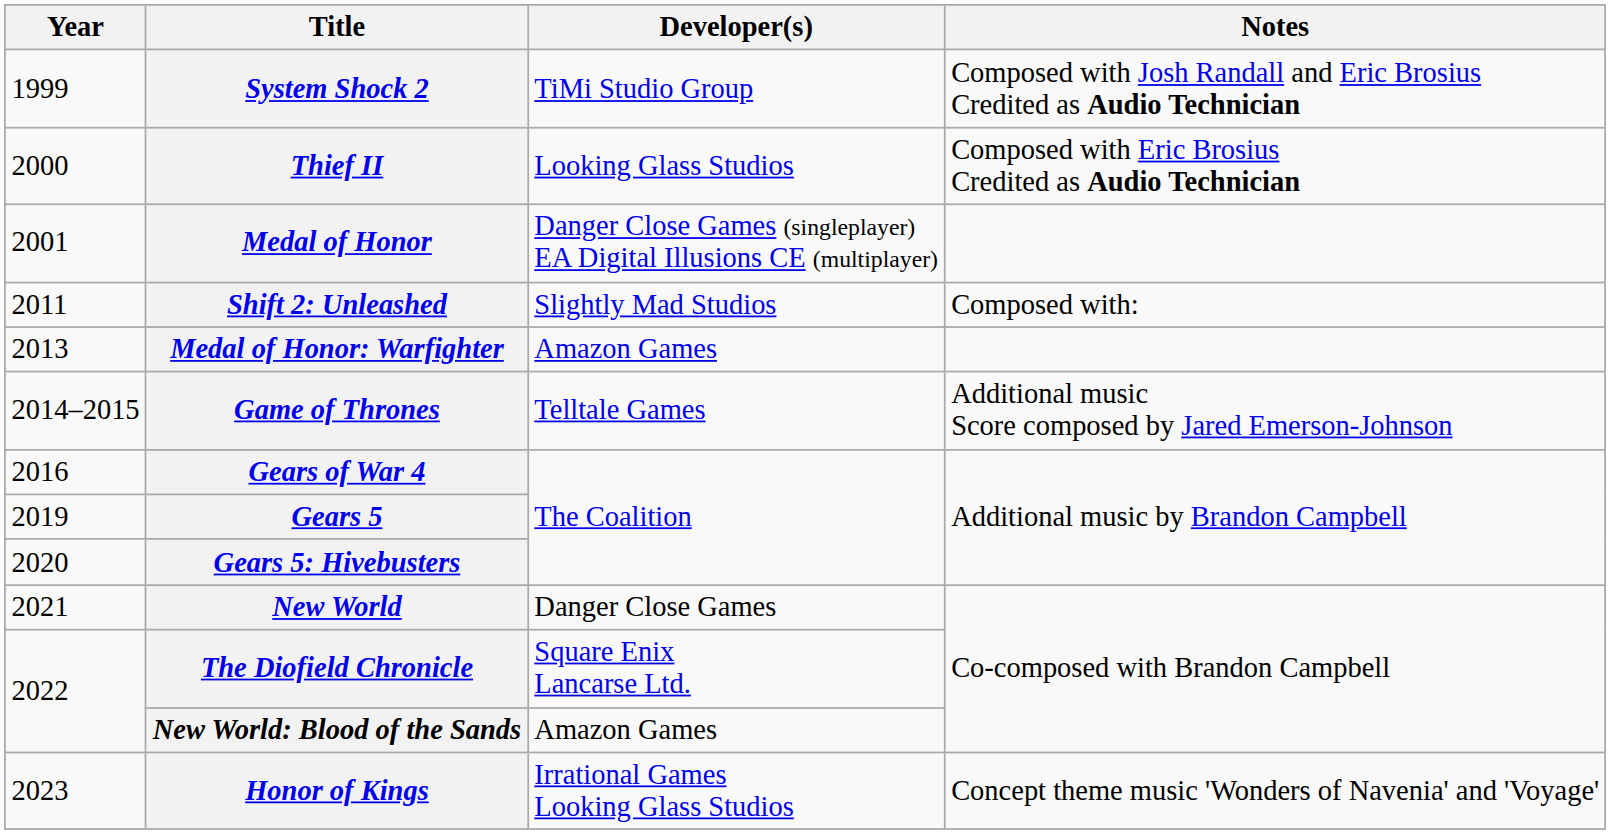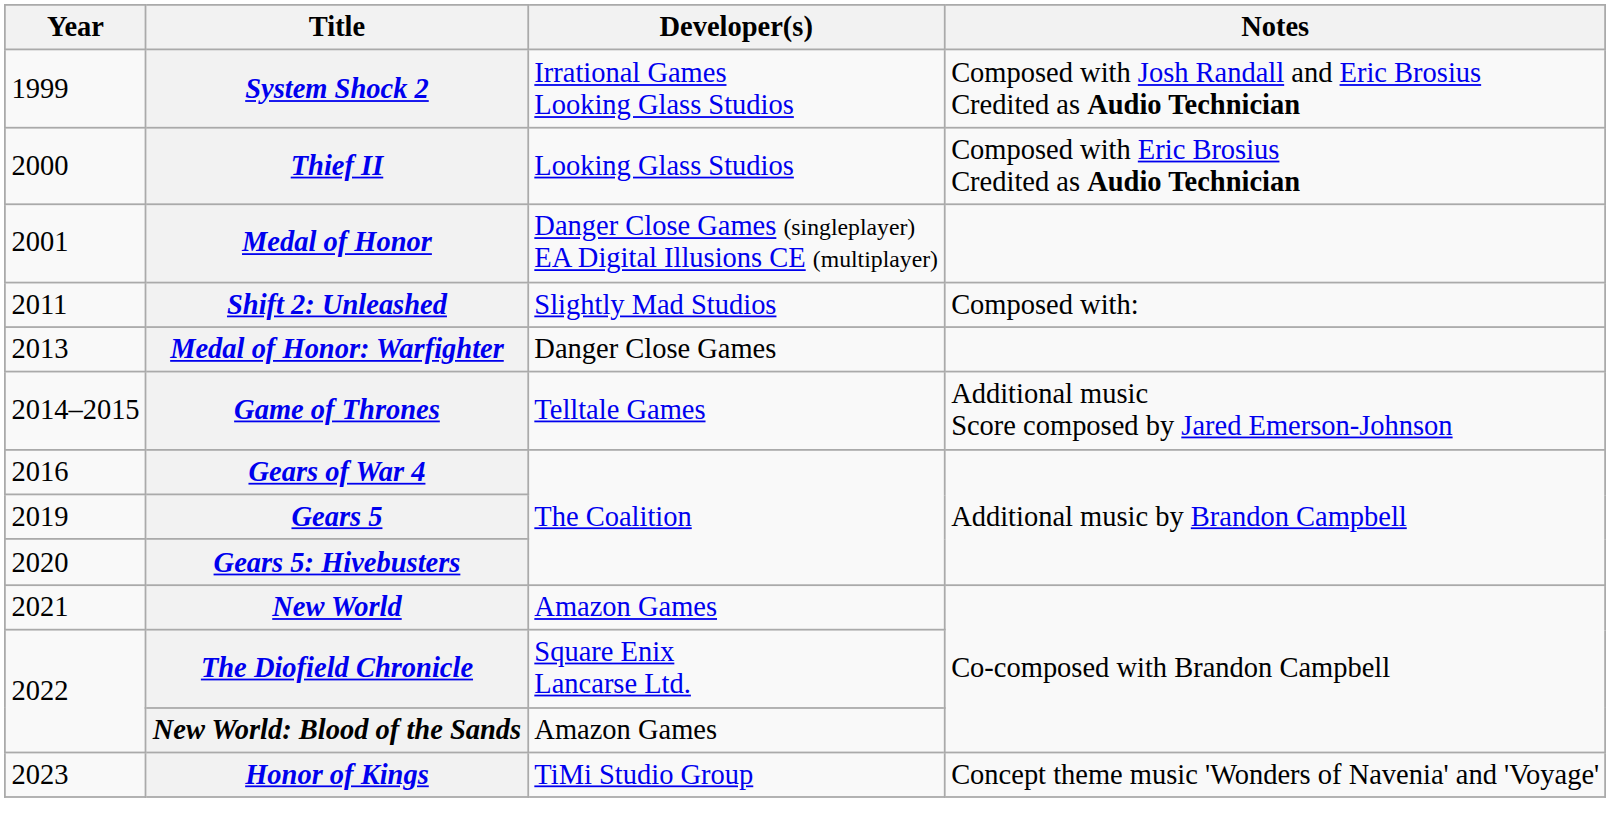(644, 88) TiMi Studio Group -> (664, 88) Irrational Games Looking Glass Studios
(626, 349) Amazon Games -> (655, 349) Danger Close Games
(655, 606) Danger Close Games -> (626, 606) Amazon Games
(664, 790) Irrational Games Looking Glass Studios -> (644, 774) TiMi Studio Group
